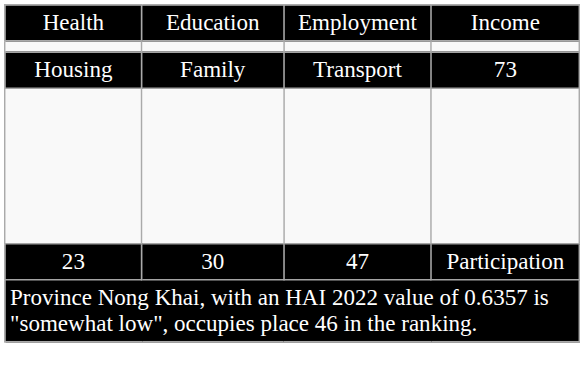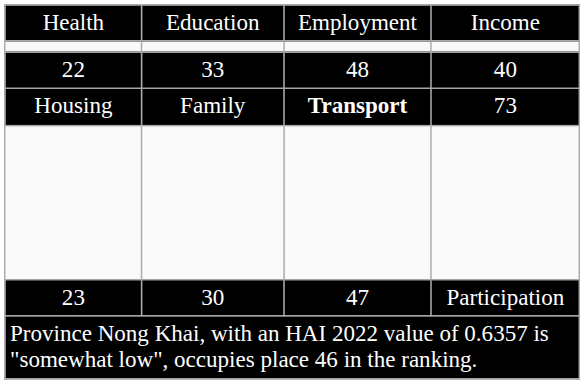+ row: (73, 69)
(357, 69) normal -> (357, 106) bold
